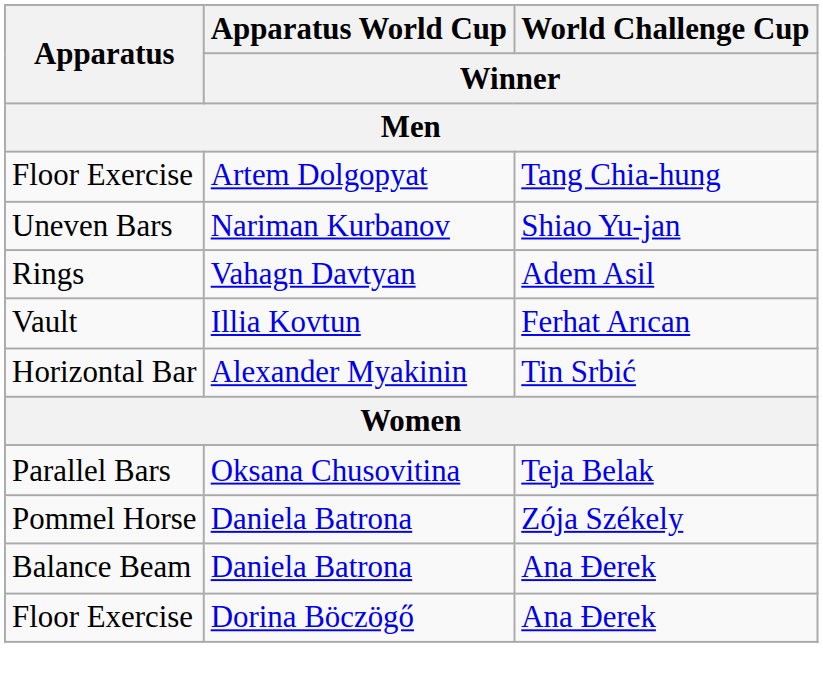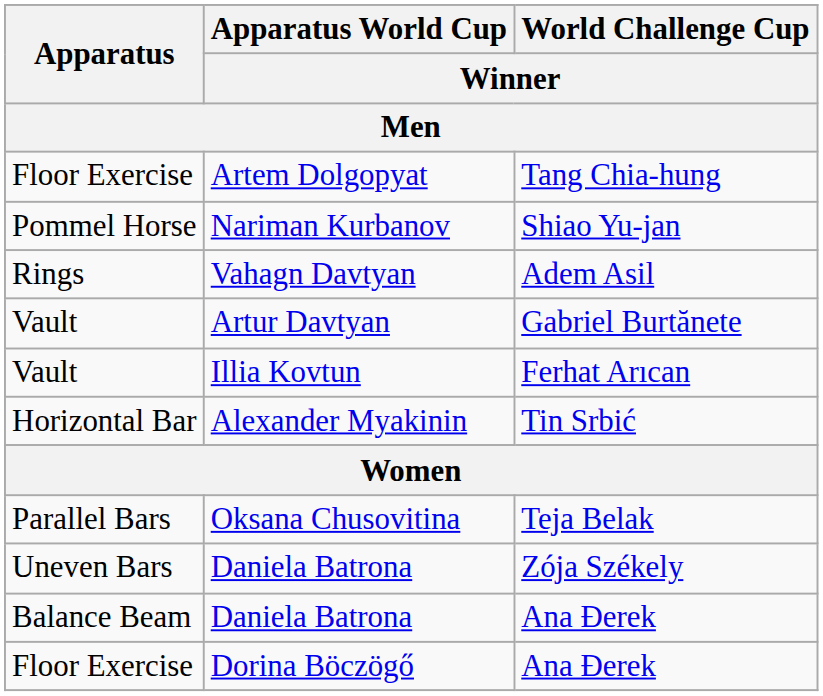(92, 224) Uneven Bars -> (104, 224) Pommel Horse
+ row: (300, 322)
(104, 518) Pommel Horse -> (92, 567) Uneven Bars
